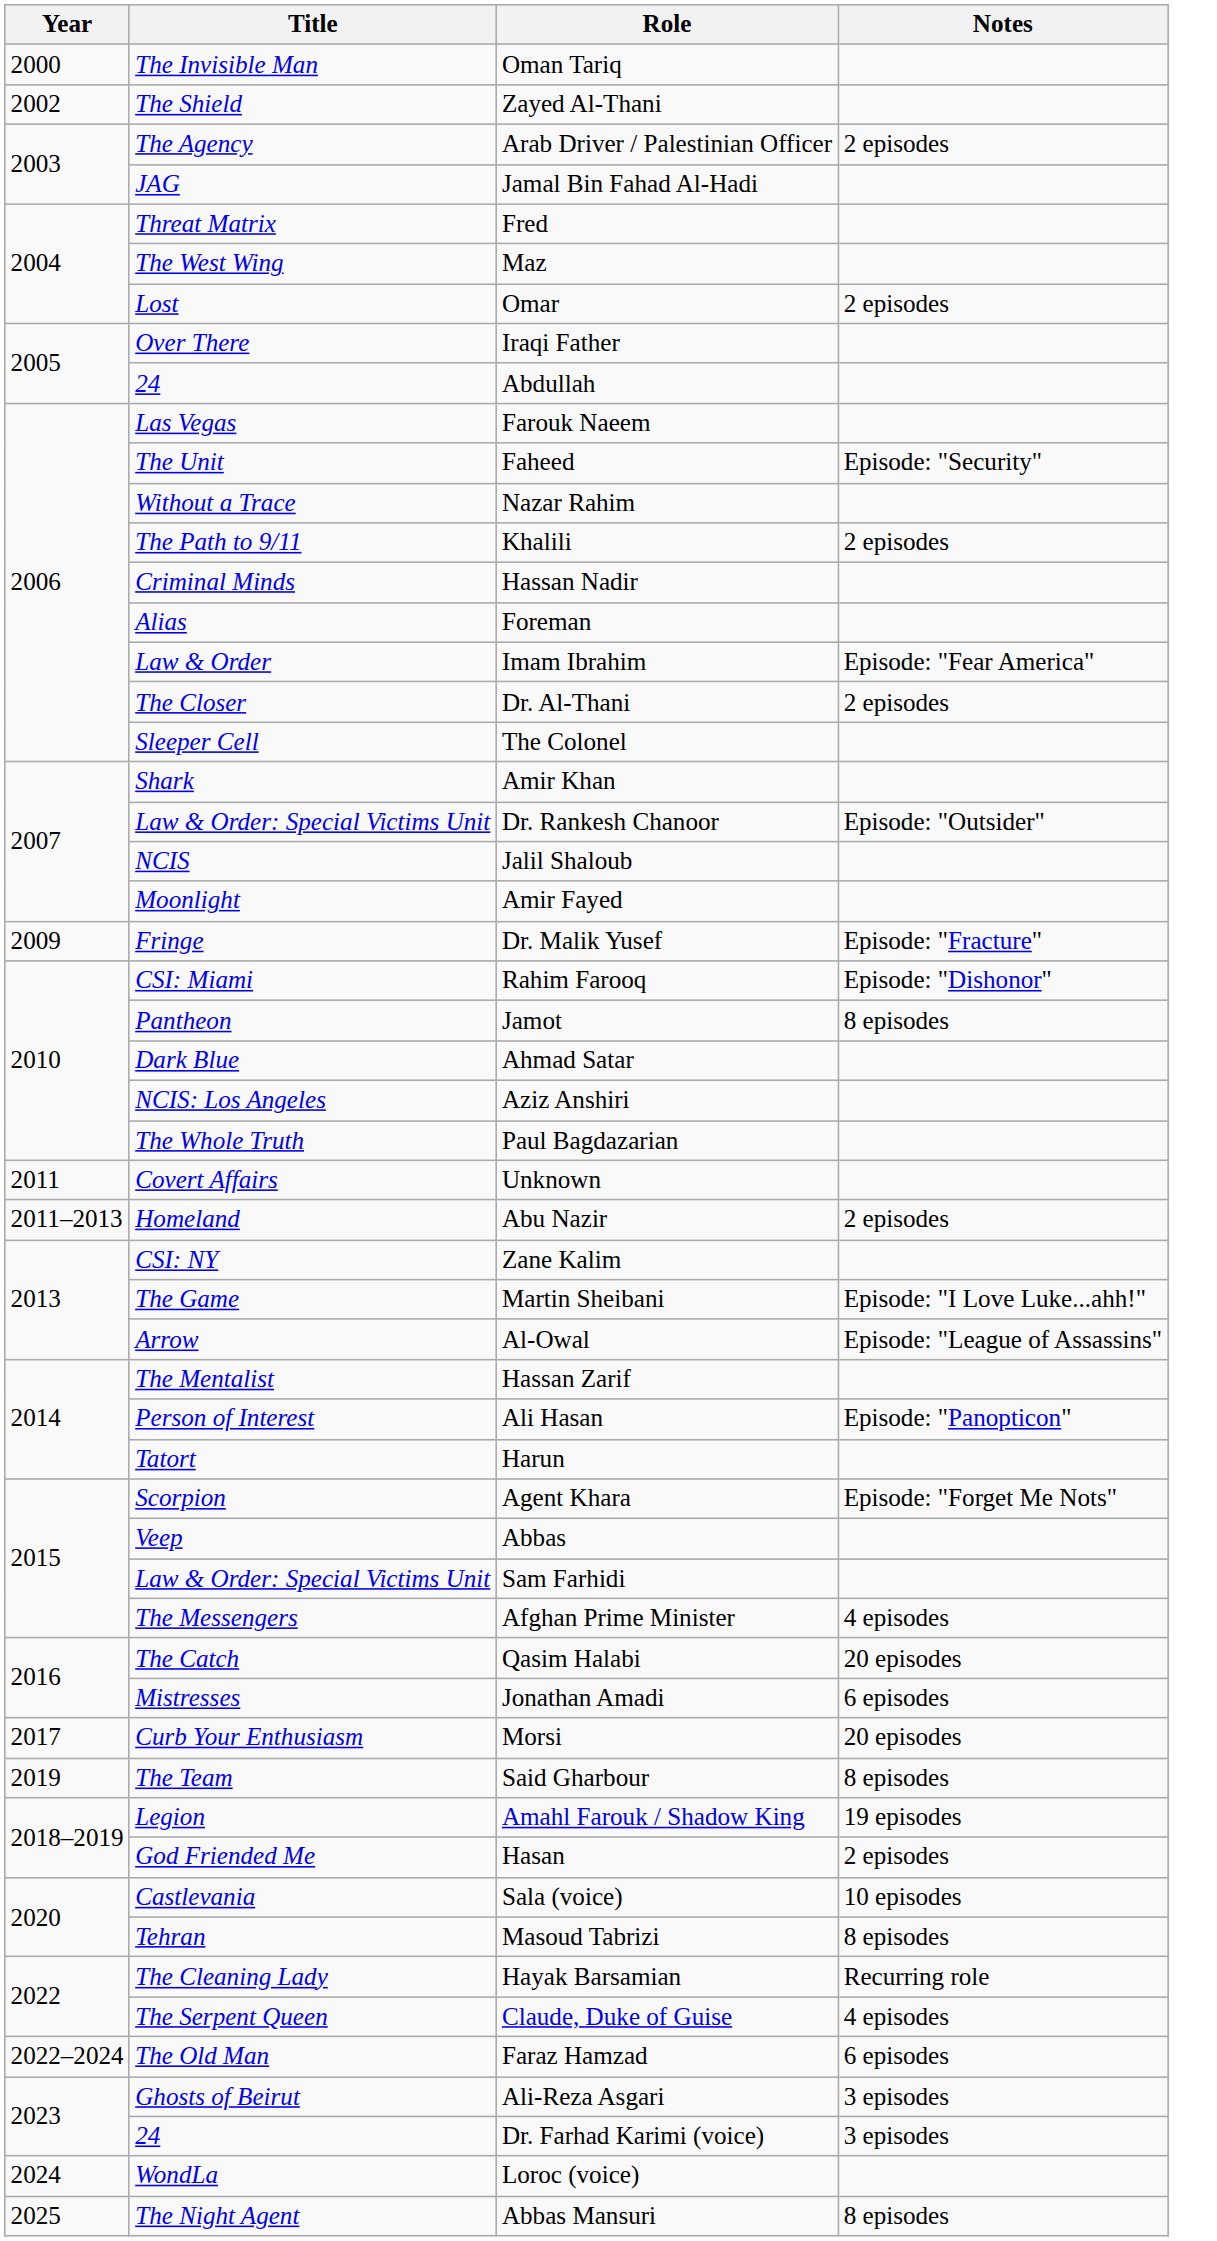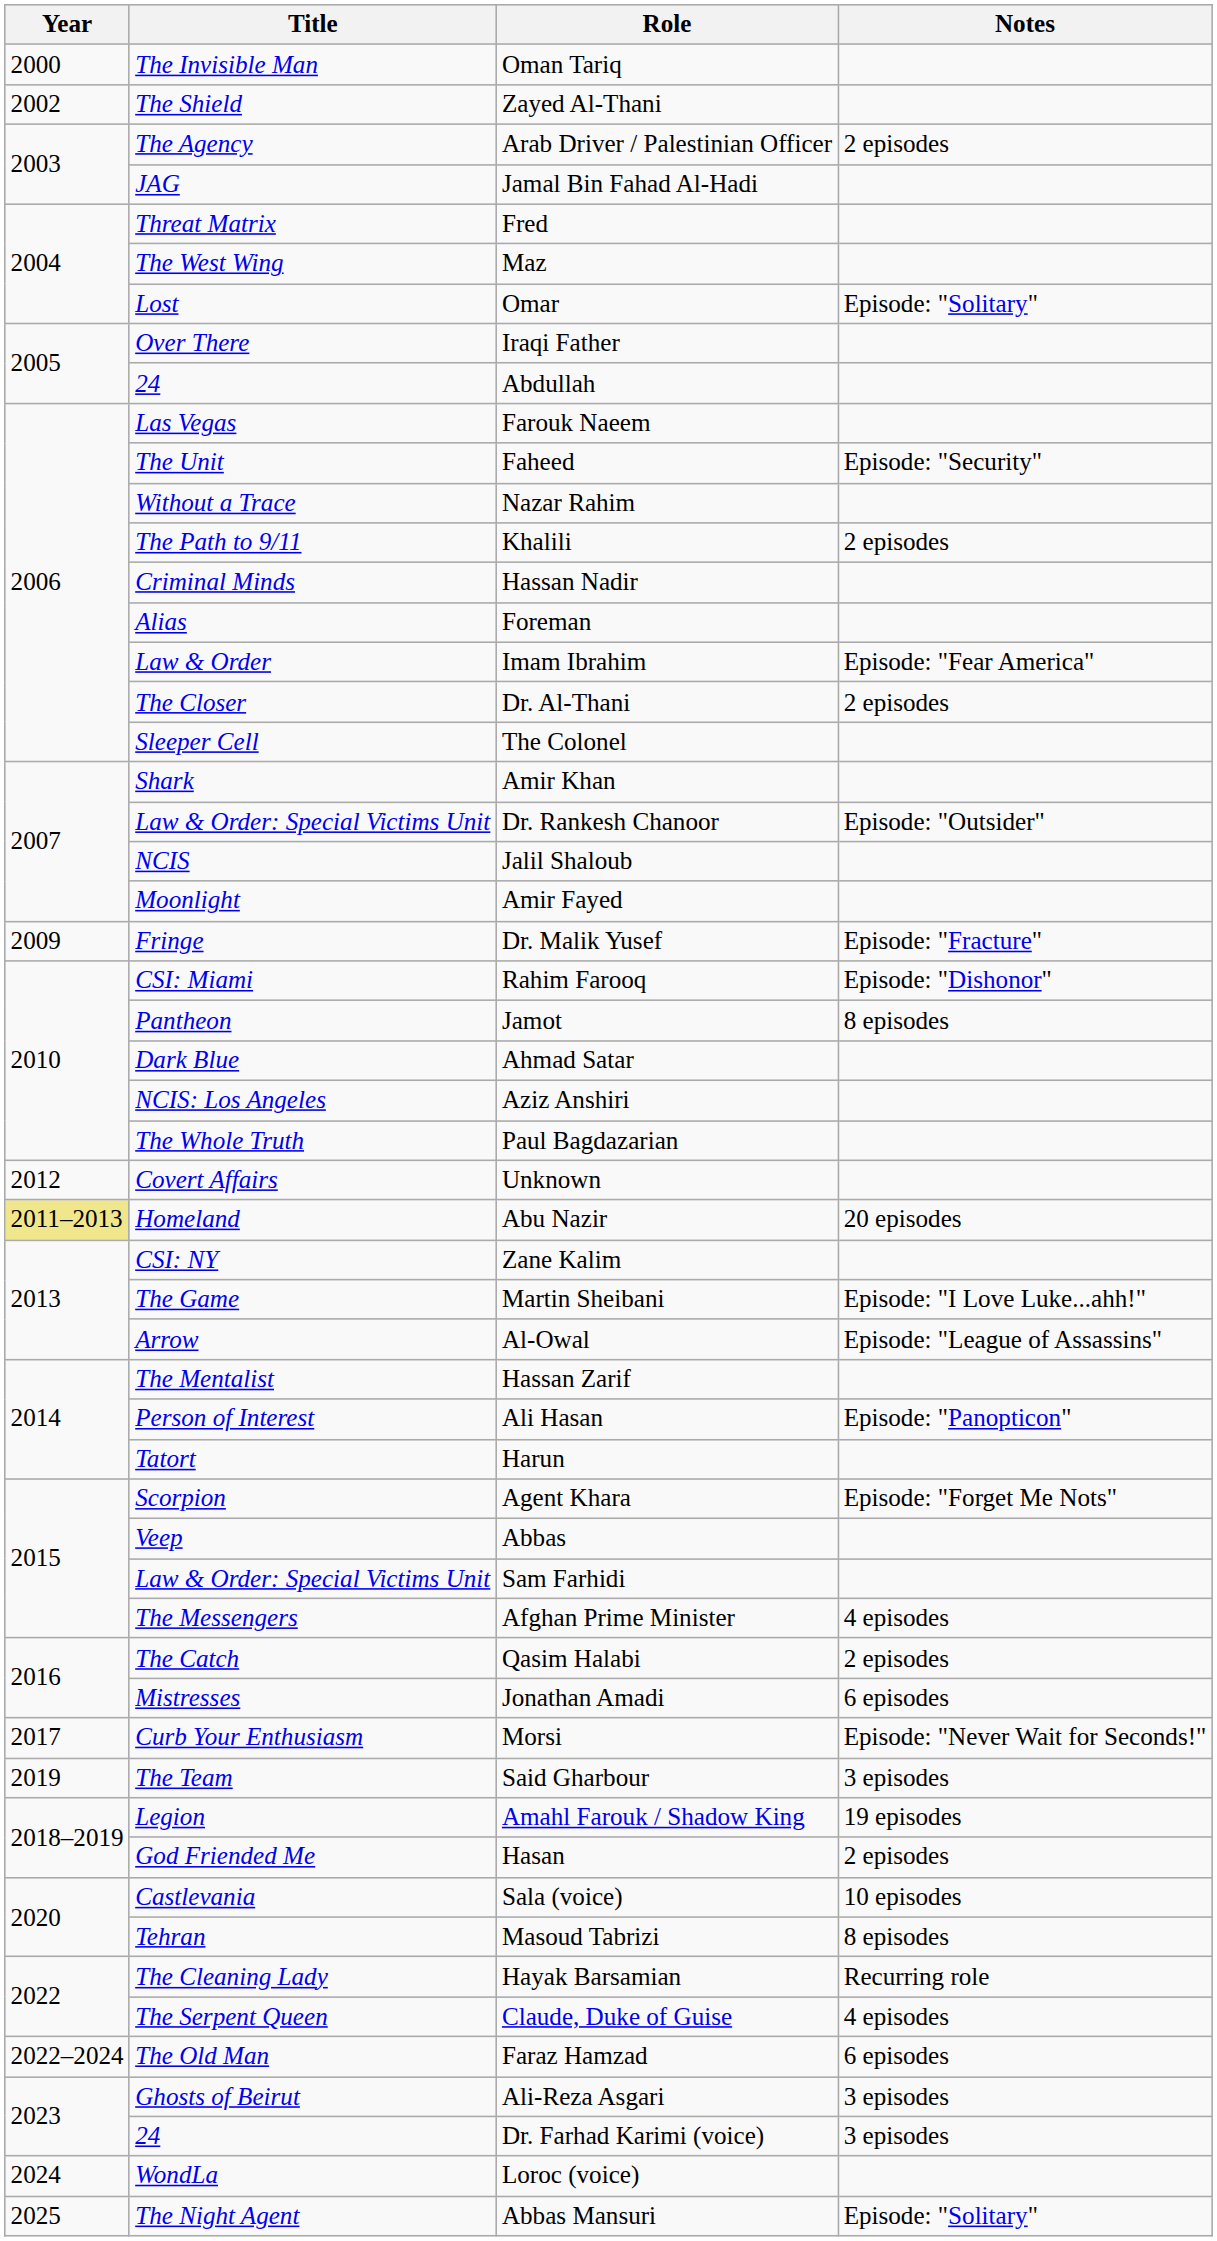(896, 303) 2 episodes -> (941, 303) Episode: "Solitary"
(35, 1179) 2011 -> (36, 1179) 2012
(67, 1219) no background -> (67, 1219) khaki background
(896, 1219) 2 episodes -> (903, 1219) 20 episodes
(903, 1657) 20 episodes -> (896, 1657) 2 episodes
(903, 1737) 20 episodes -> (1025, 1737) Episode: "Never Wait for Seconds!"
(896, 1777) 8 episodes -> (896, 1777) 3 episodes
(896, 2215) 8 episodes -> (941, 2215) Episode: "Solitary"
